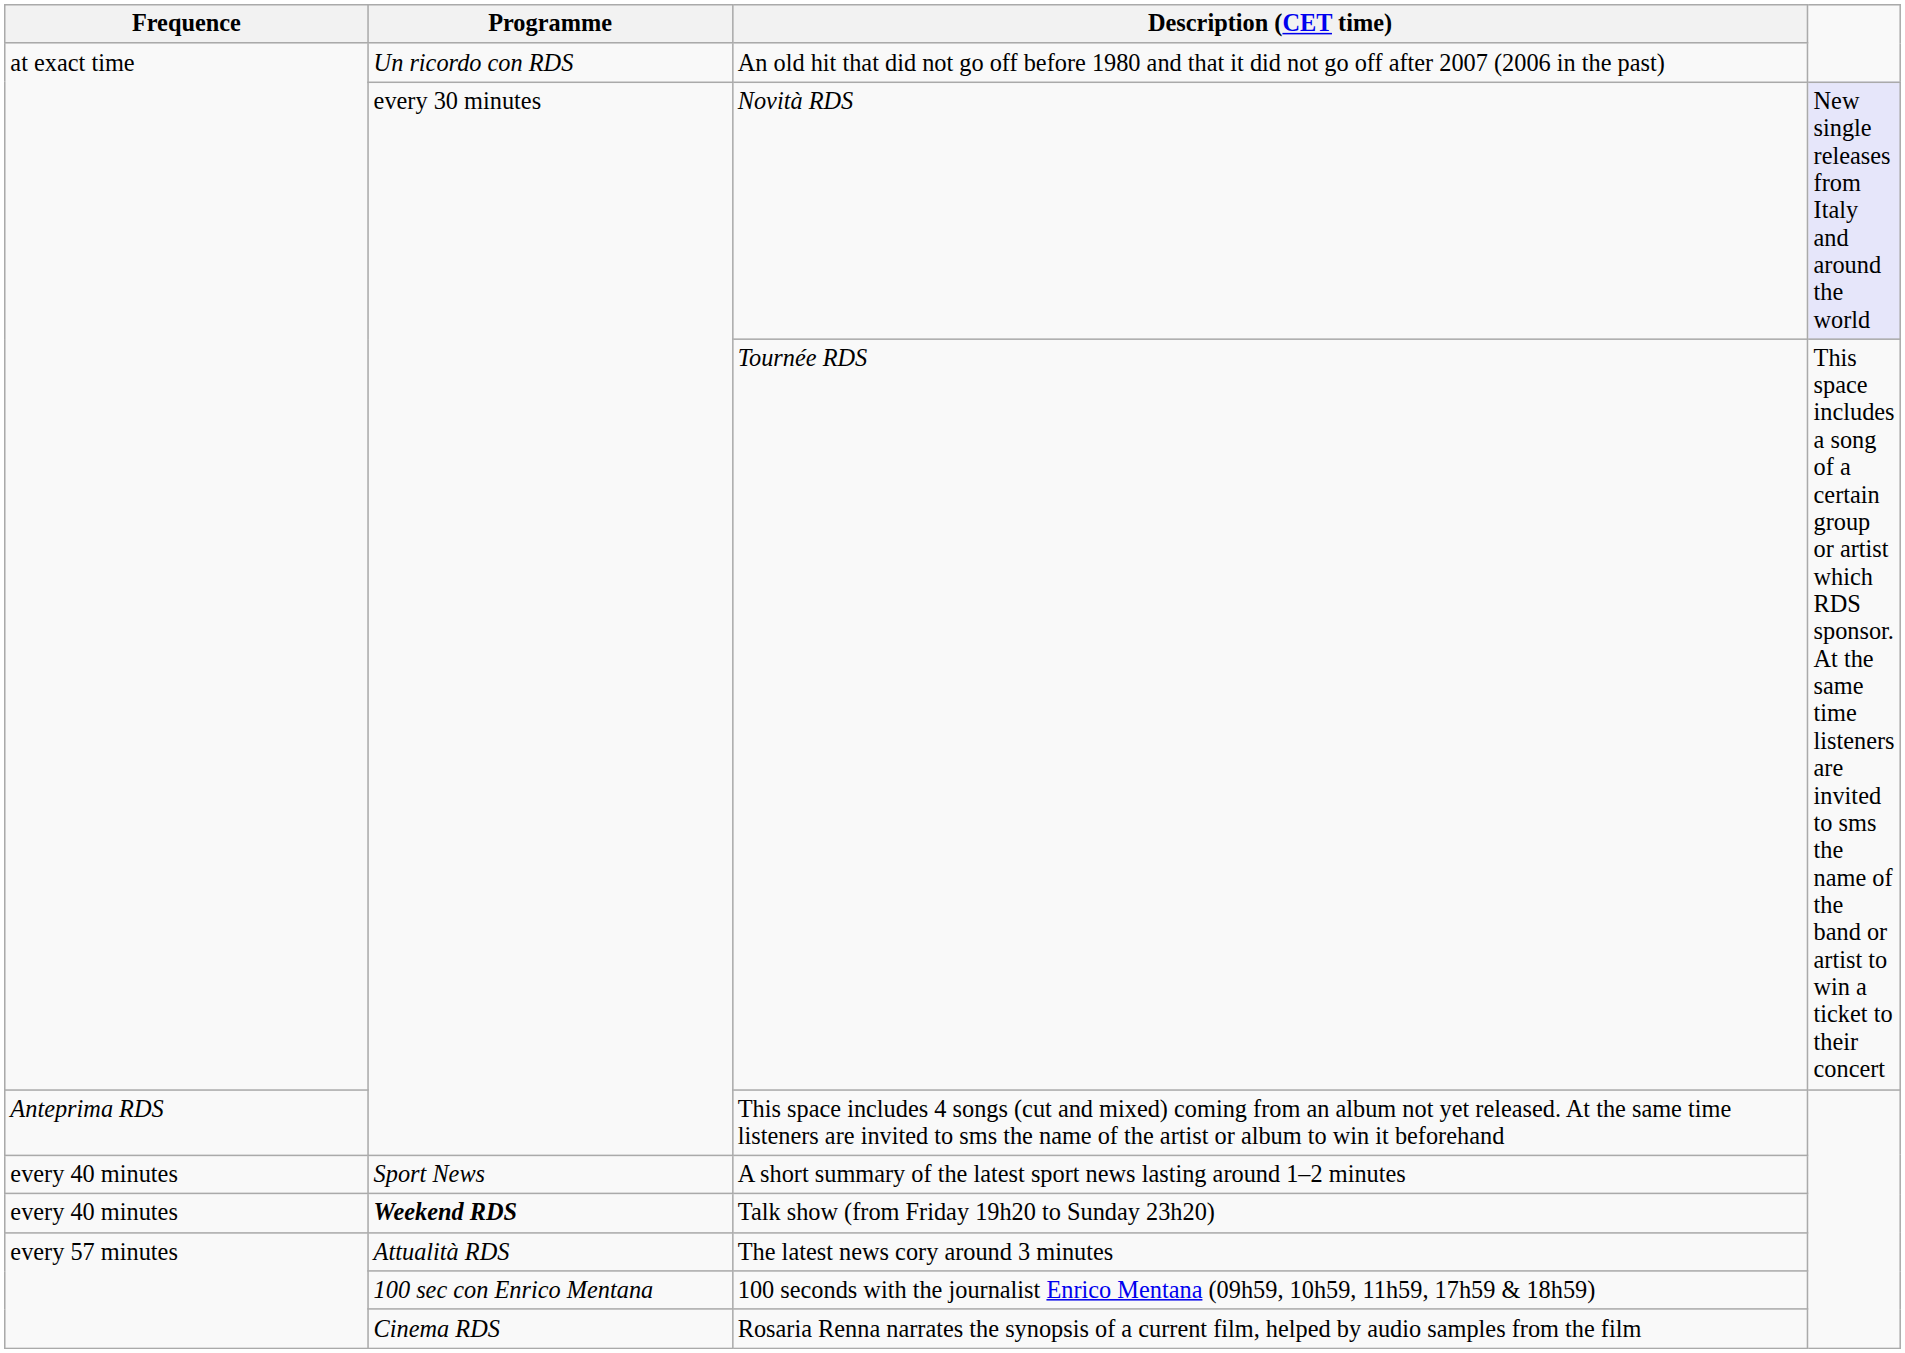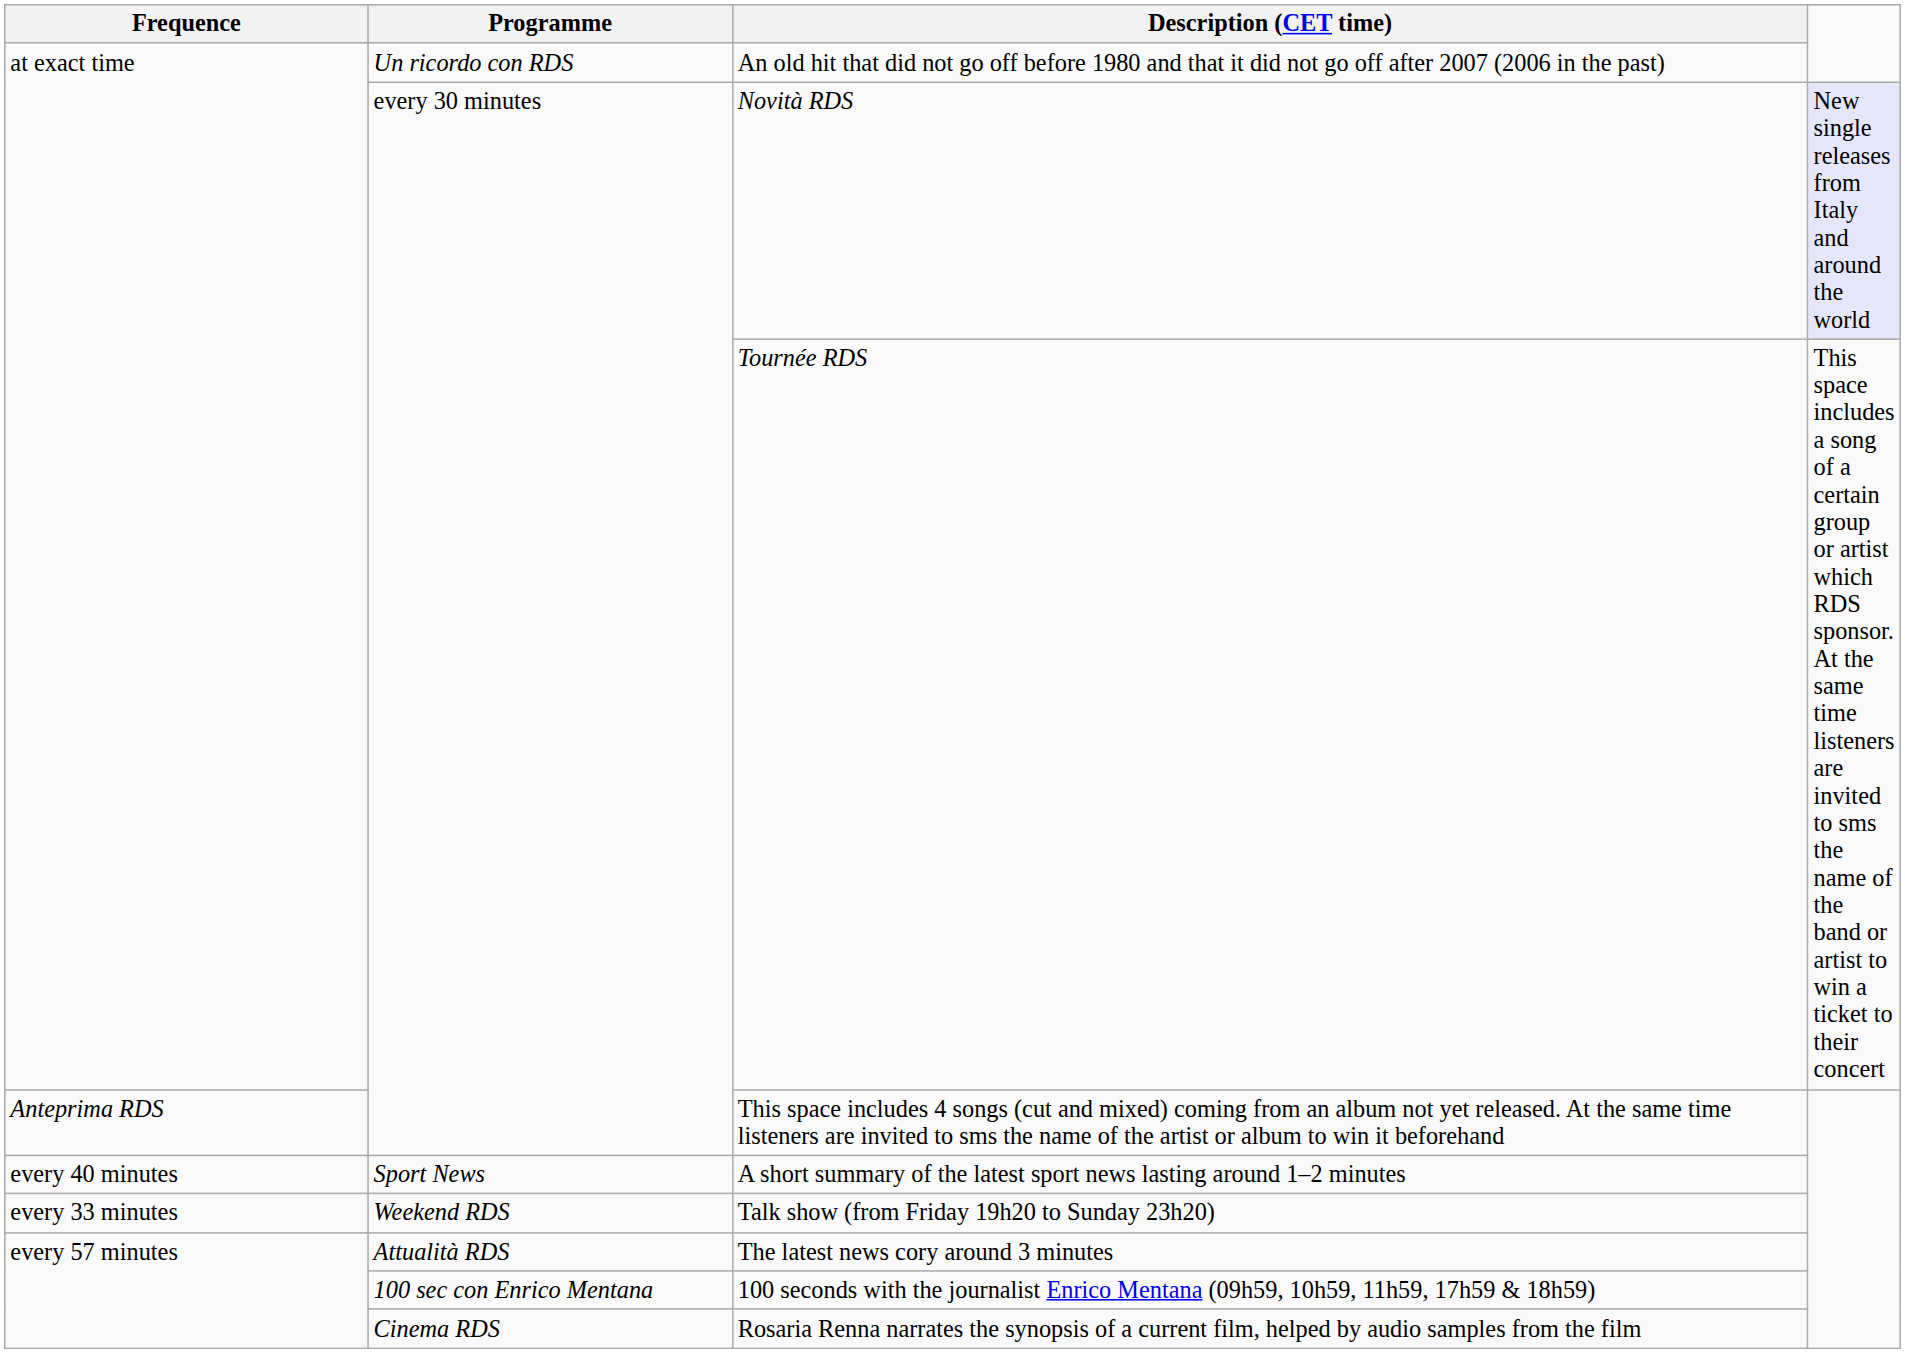(94, 1212) every 40 minutes -> (94, 1212) every 33 minutes
(445, 1212) bold -> (442, 1212) normal
